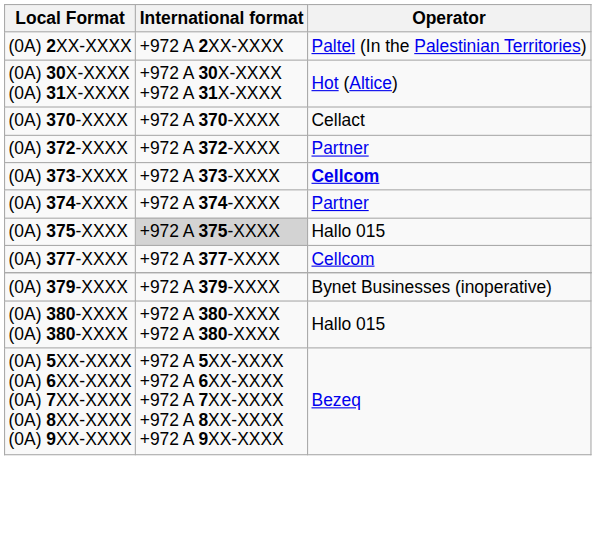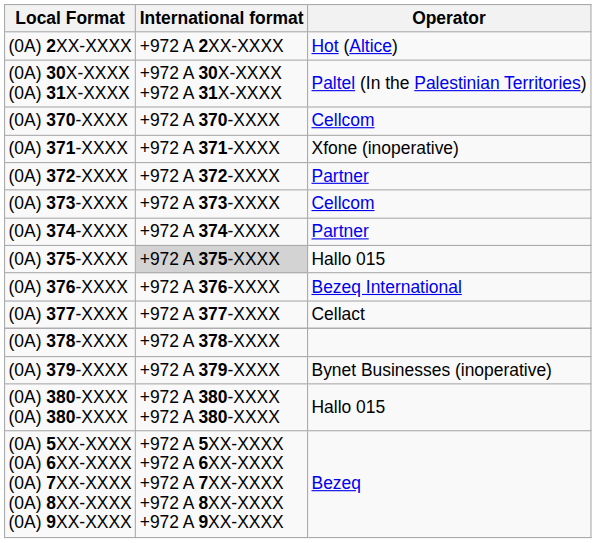(449, 45) Paltel (In the Palestinian Territories) -> (355, 45) Hot (Altice)
(355, 83) Hot (Altice) -> (449, 83) Paltel (In the Palestinian Territories)
(338, 120) Cellact -> (343, 120) Cellcom
+ row: (68, 148)
(345, 176) bold -> (343, 203) normal
+ row: (68, 286)
(343, 259) Cellcom -> (338, 314) Cellact
+ row: (68, 342)
